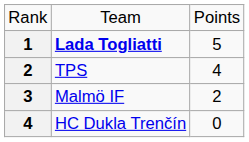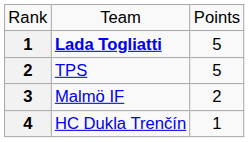(217, 70) 4 -> (217, 70) 5
(217, 123) 0 -> (217, 123) 1
